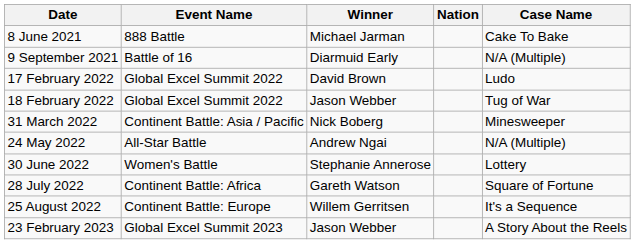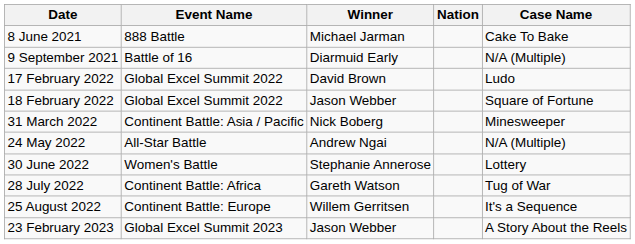(518, 100) Tug of War -> (539, 100) Square of Fortune
(539, 185) Square of Fortune -> (518, 185) Tug of War
